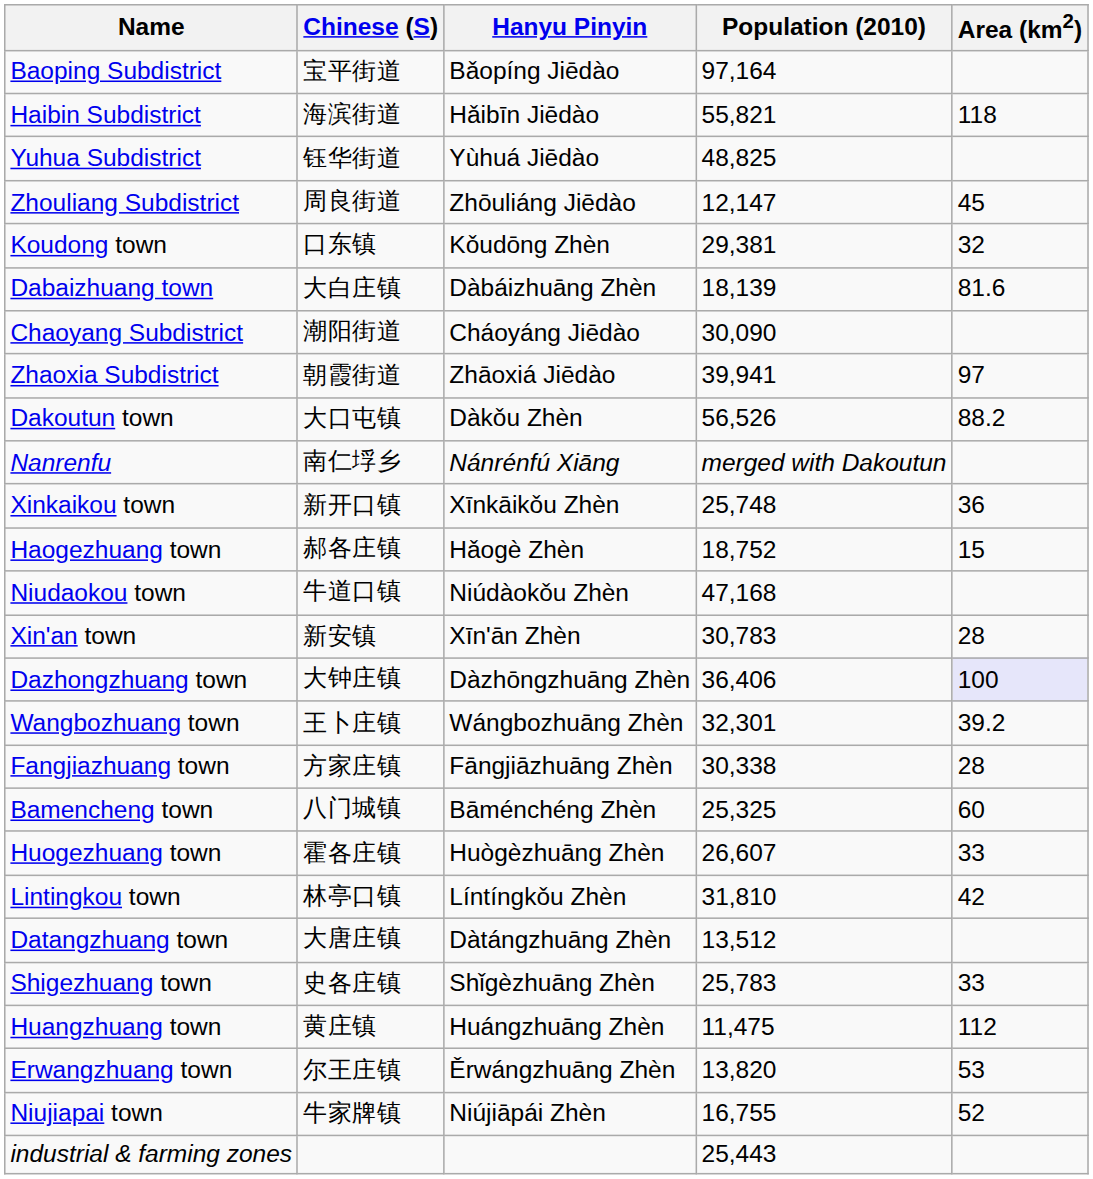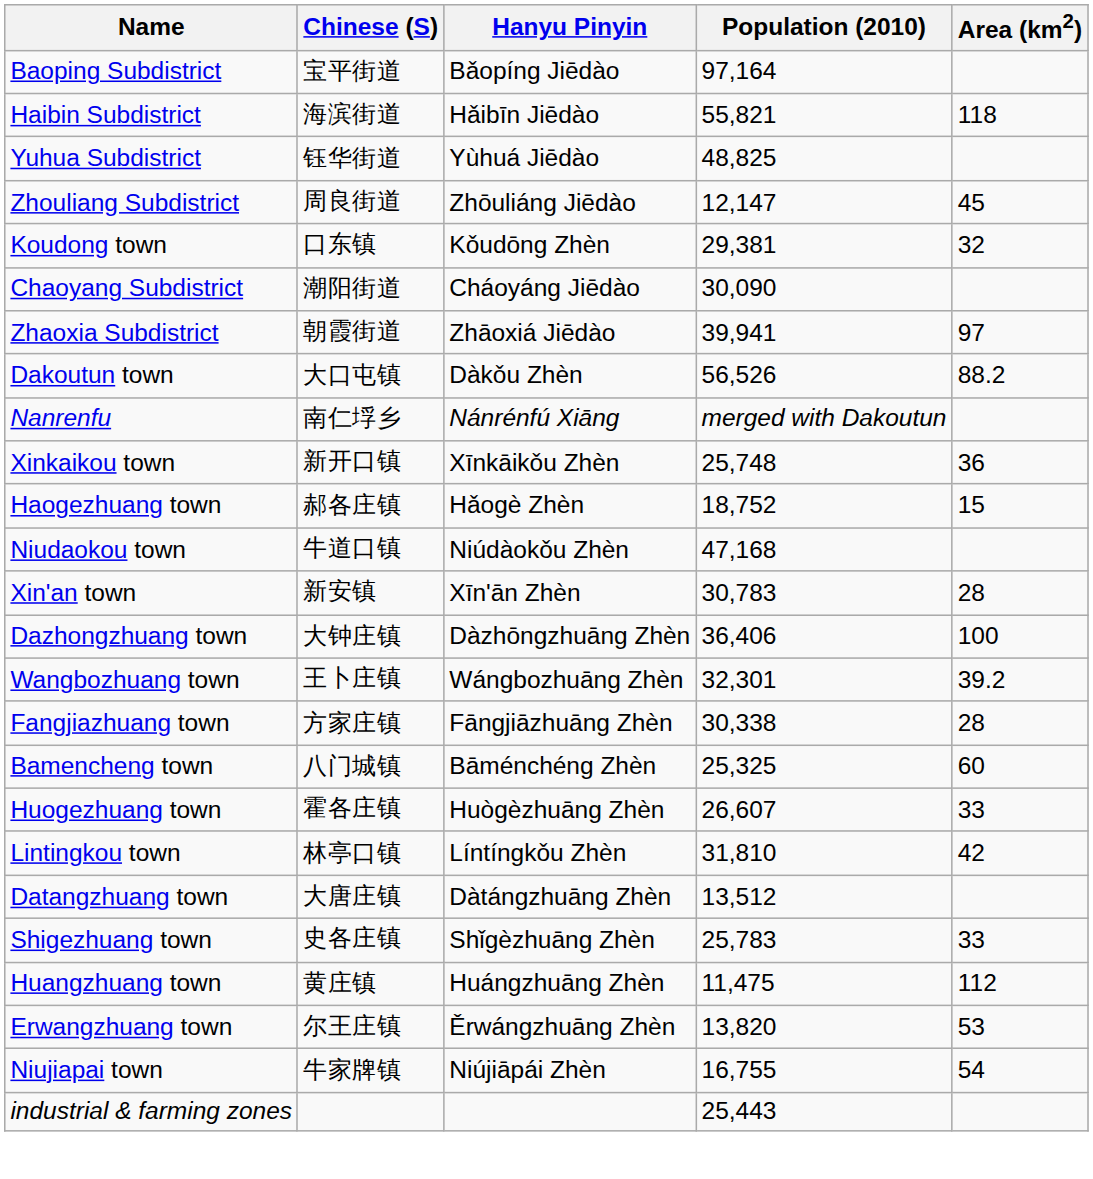- row: (112, 288)
(978, 679) lavender background -> (978, 636) no background
(971, 1113) 52 -> (971, 1070) 54
